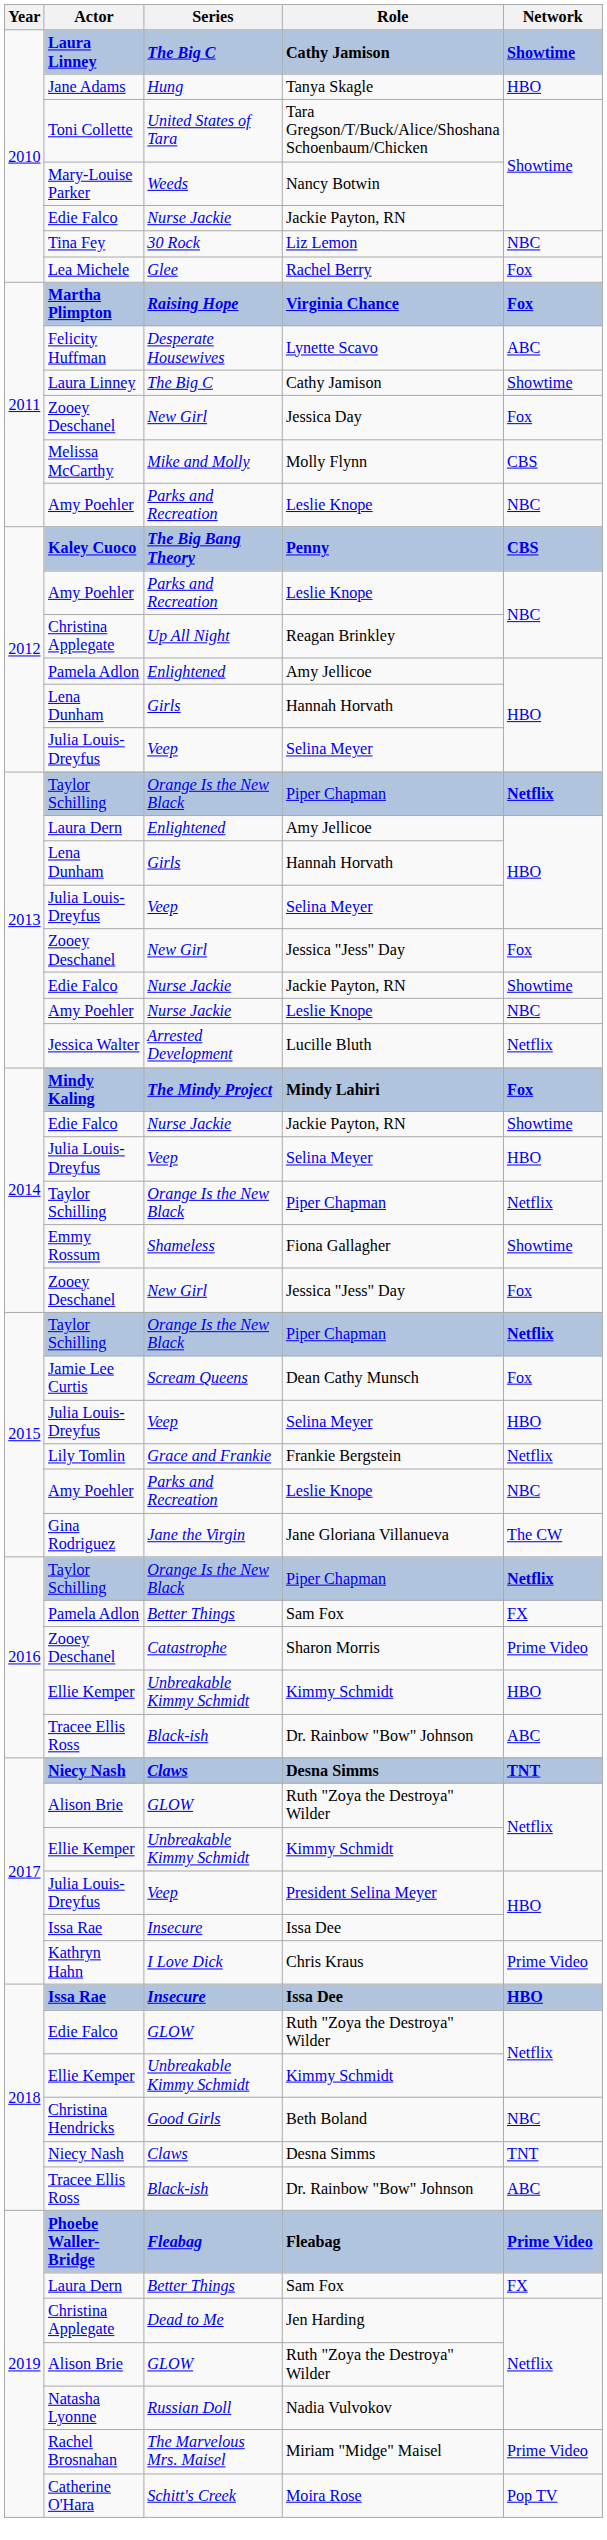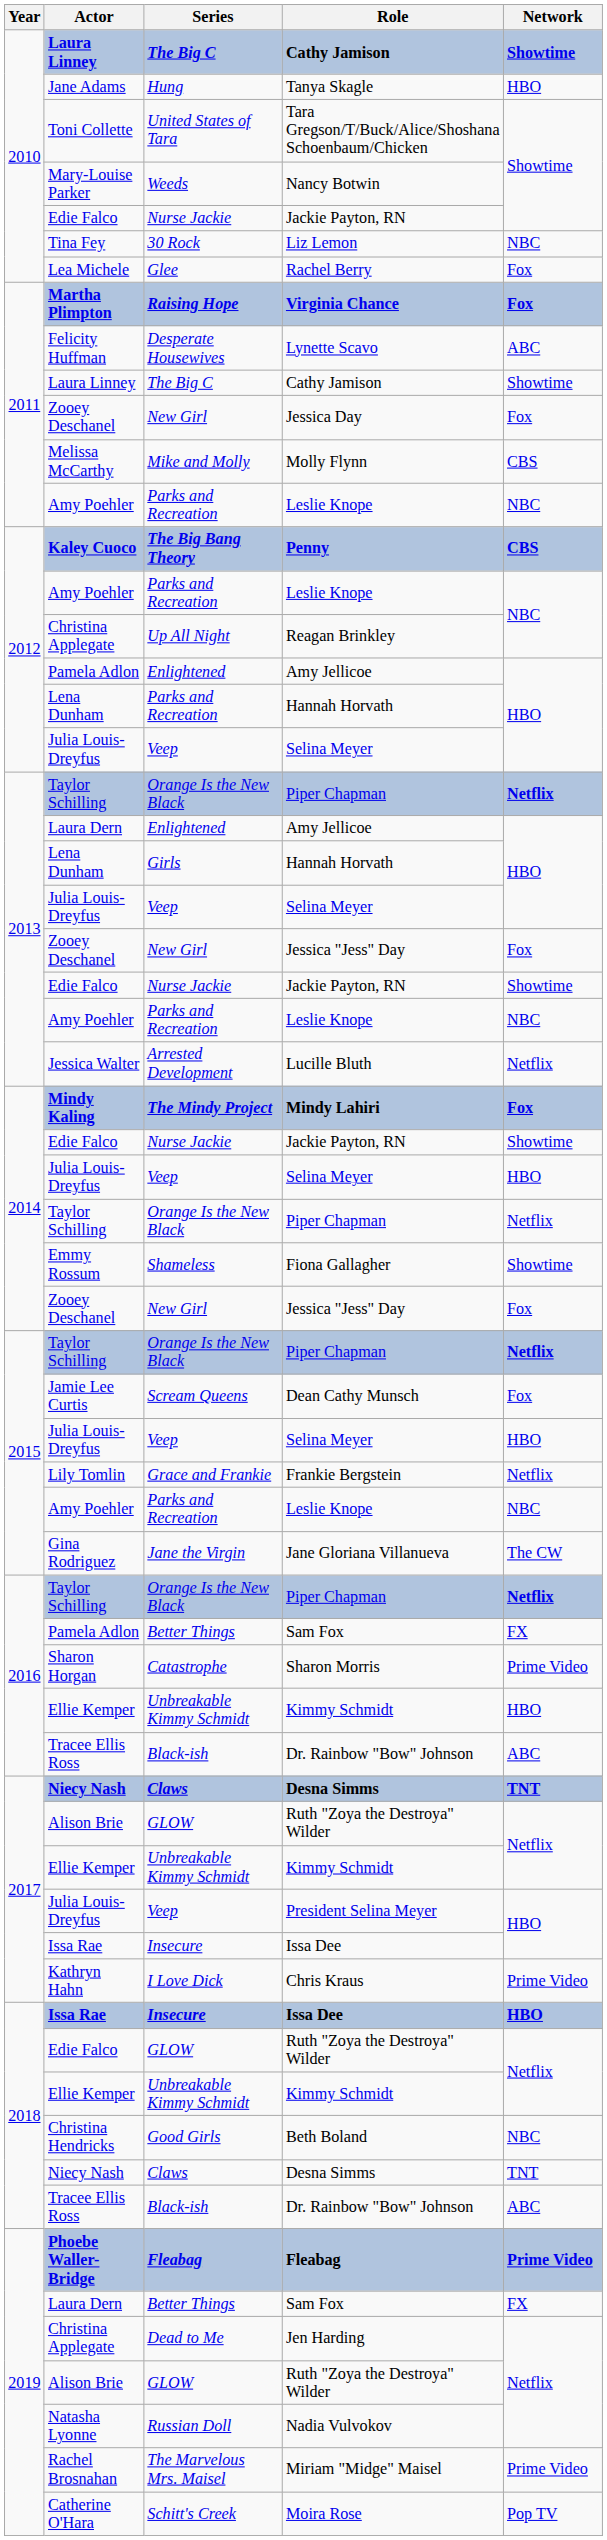(164, 705) Girls -> (182, 705) Parks and Recreation
(189, 1010) Nurse Jackie -> (182, 1019) Parks and Recreation
(82, 1648) Zooey Deschanel -> (72, 1666) Sharon Horgan
